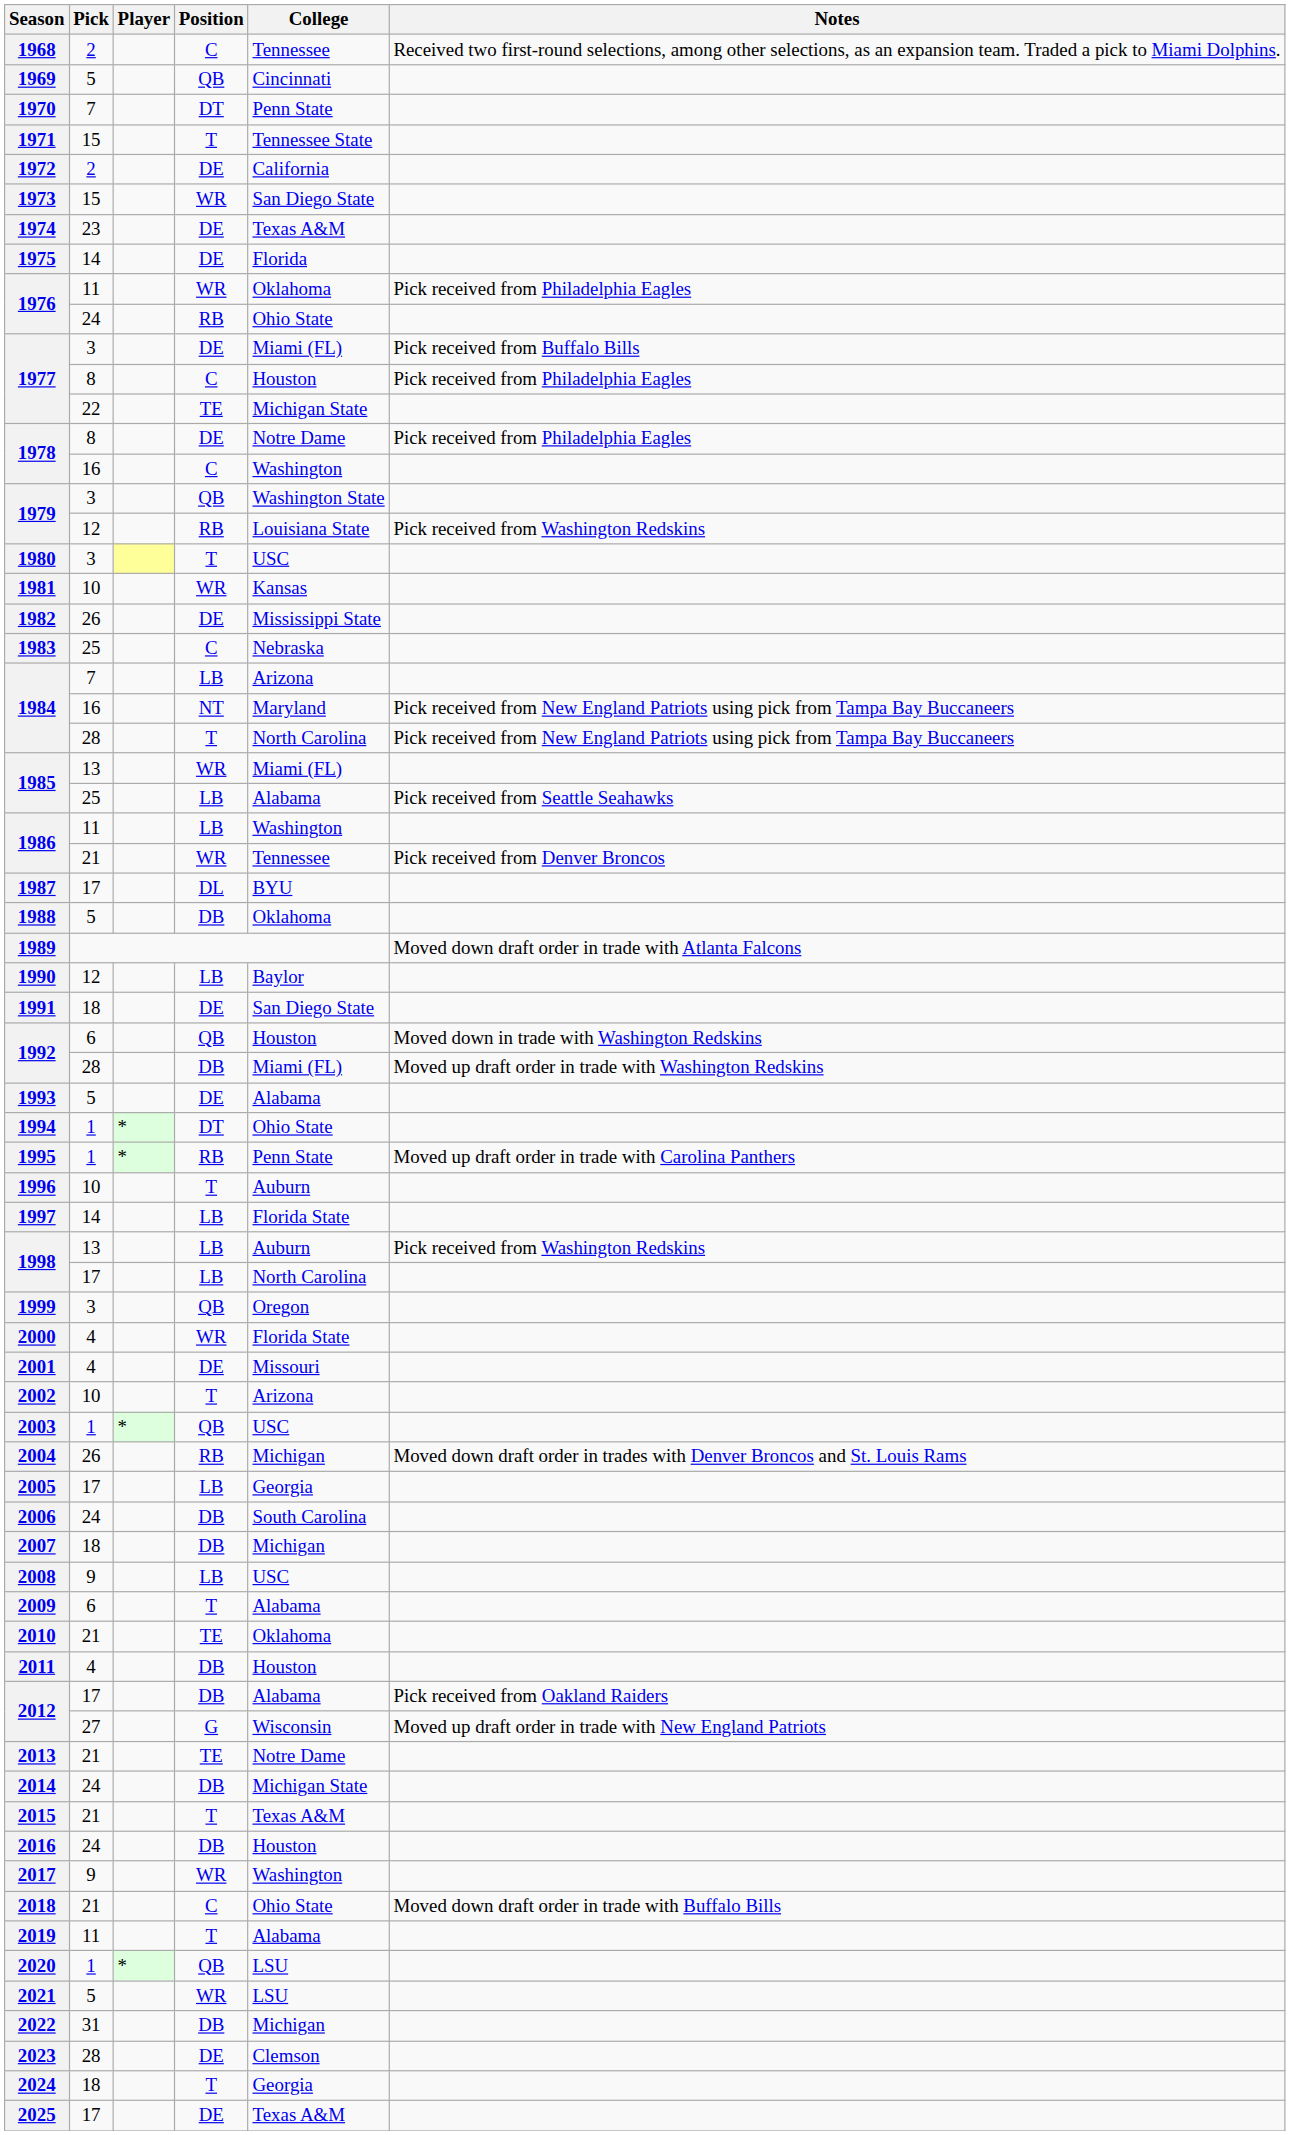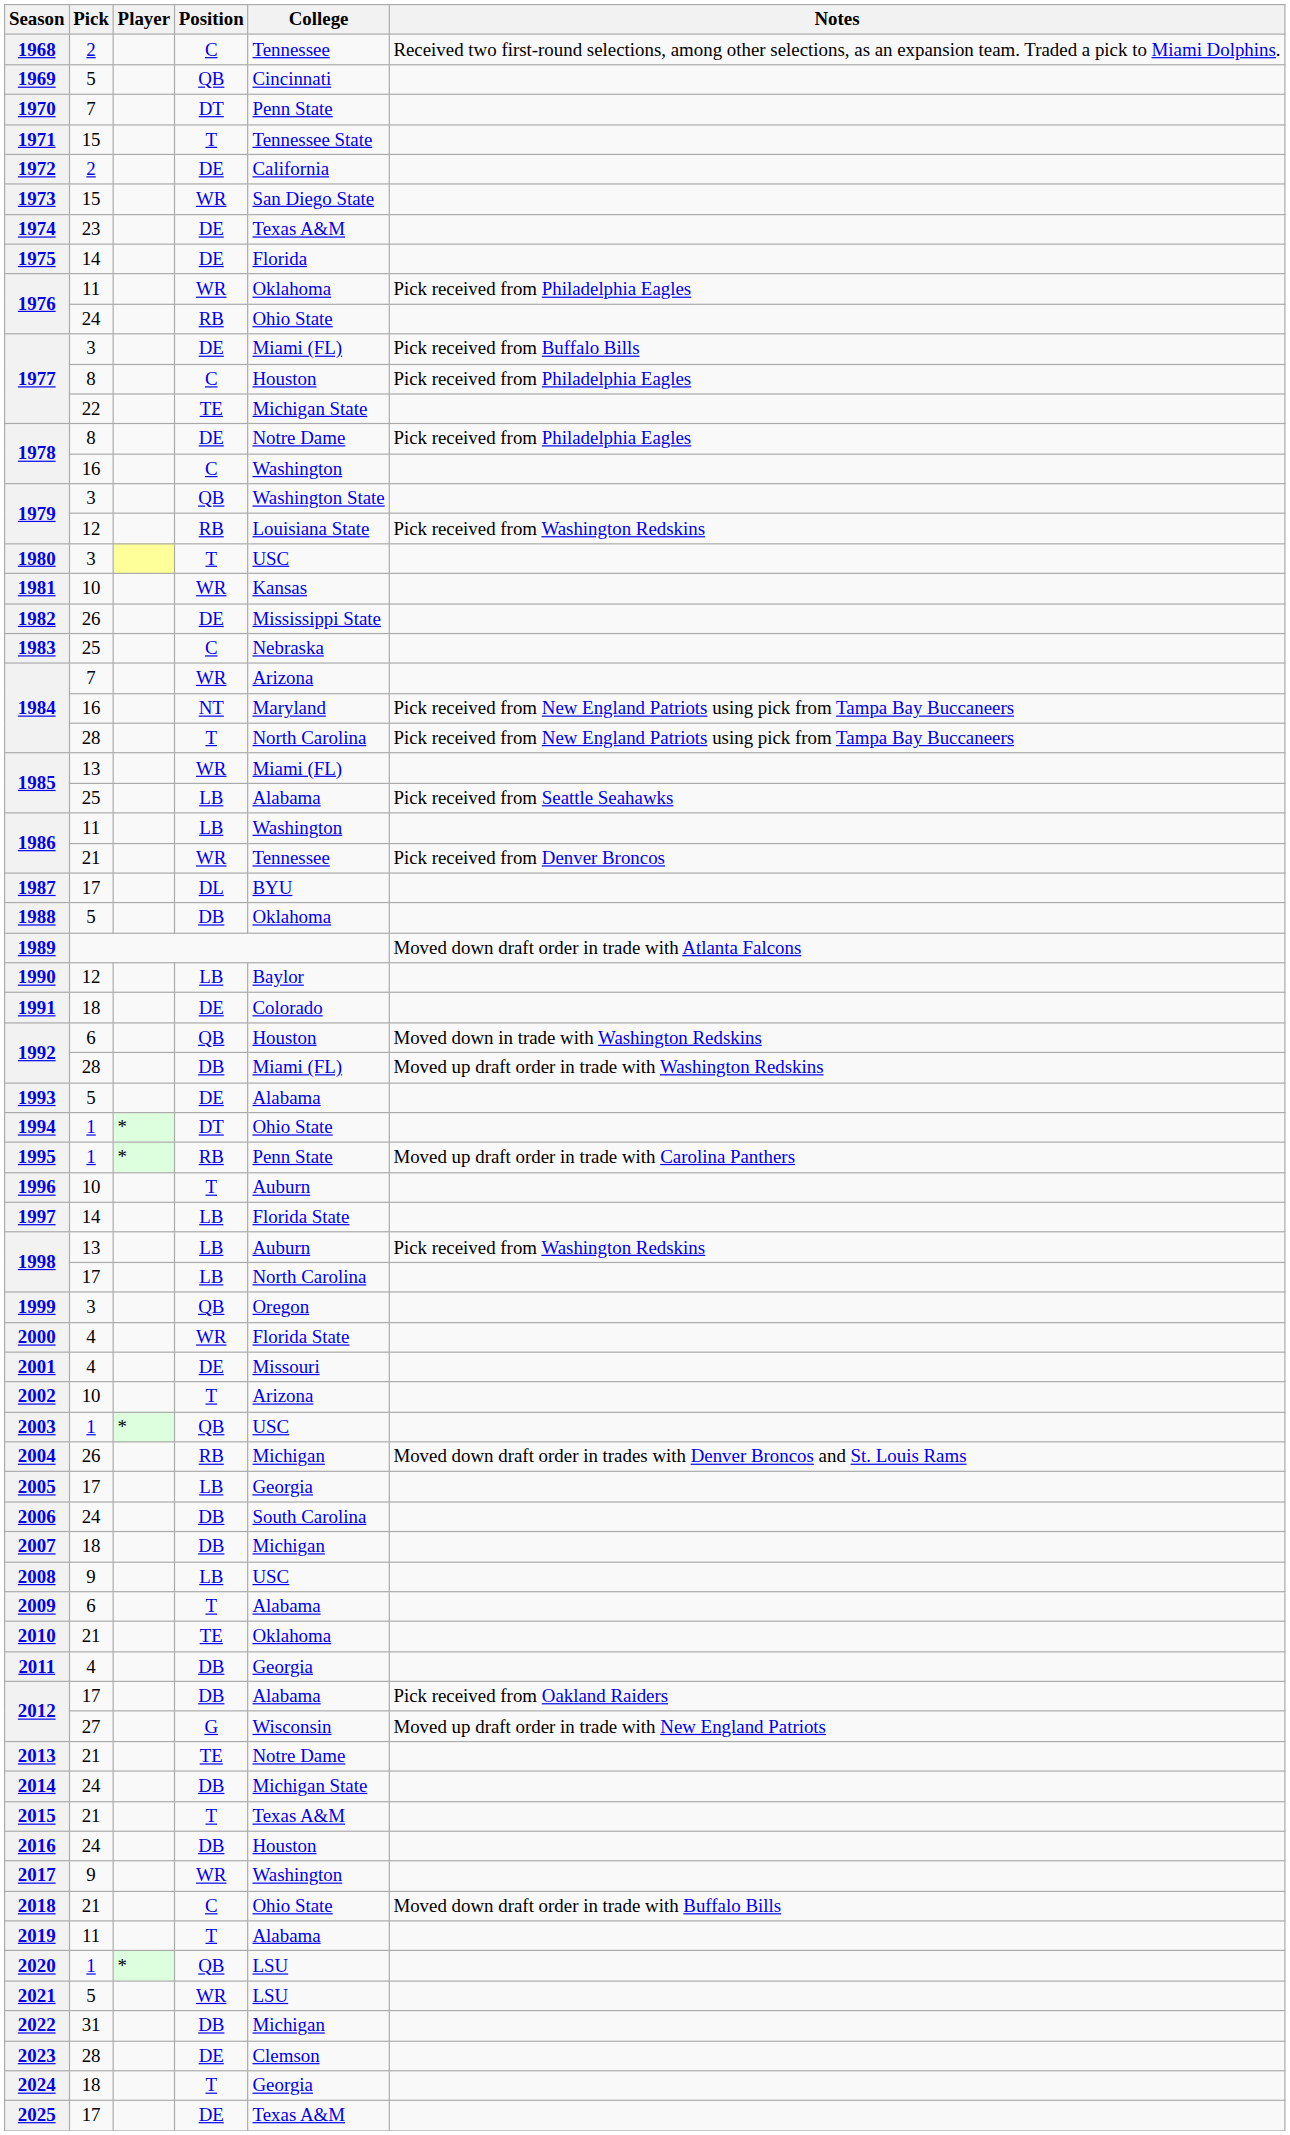(211, 678) LB -> (211, 678) WR
(313, 1007) San Diego State -> (288, 1007) Colorado
(284, 1666) Houston -> (283, 1666) Georgia
